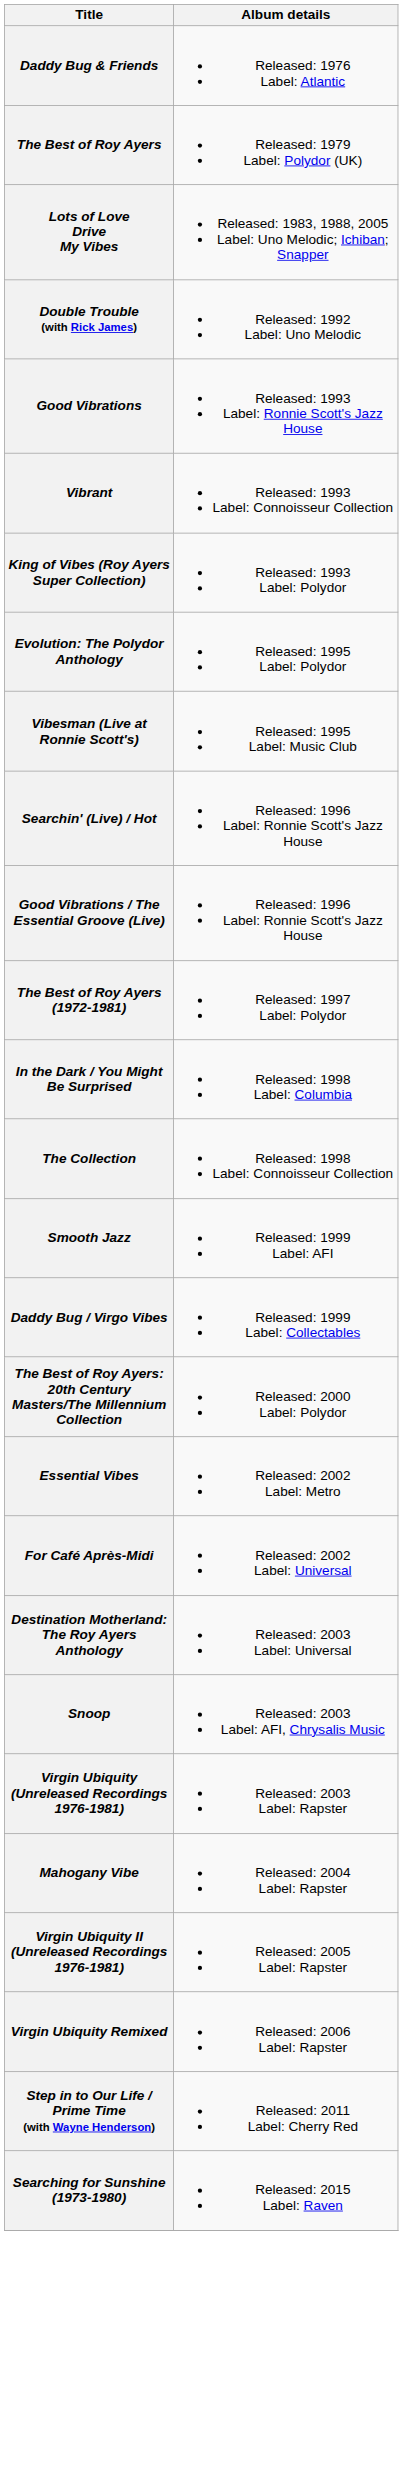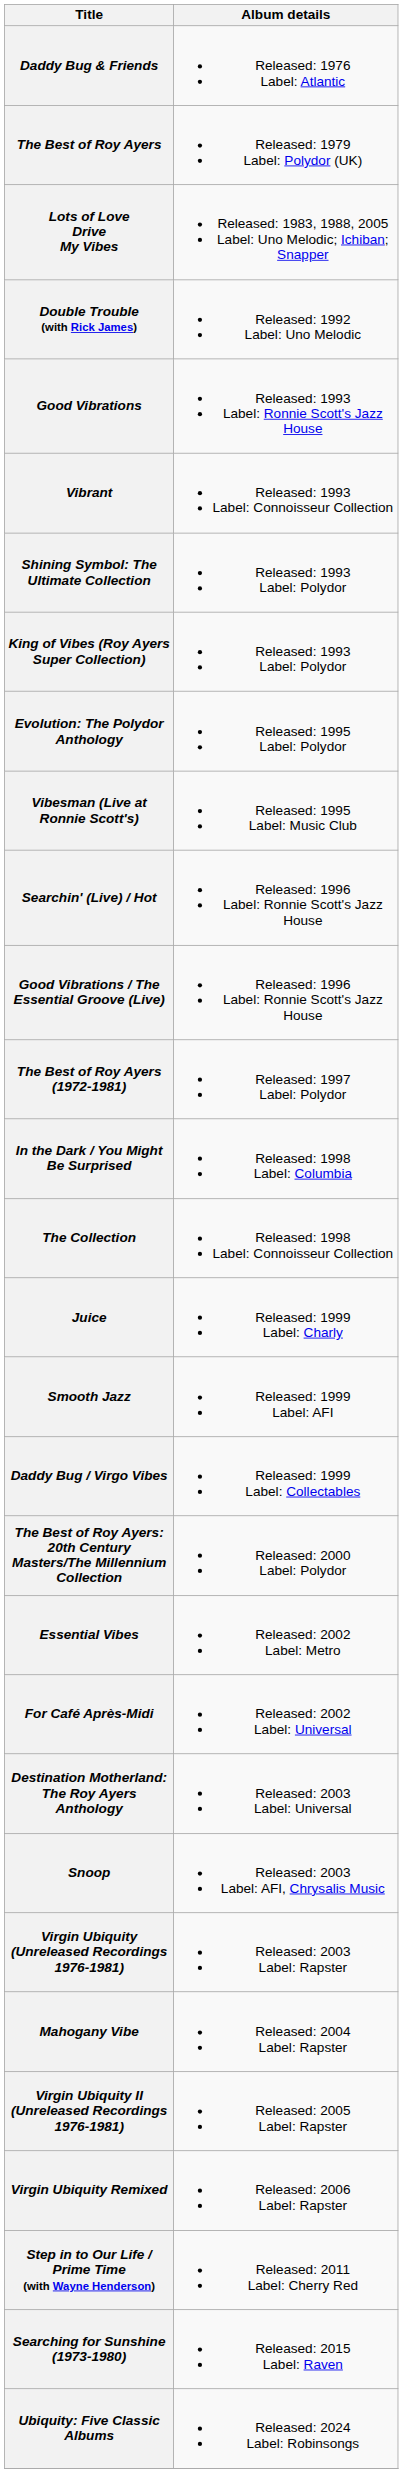+ row: (89, 572)
+ row: (89, 1317)
+ row: (89, 2428)
